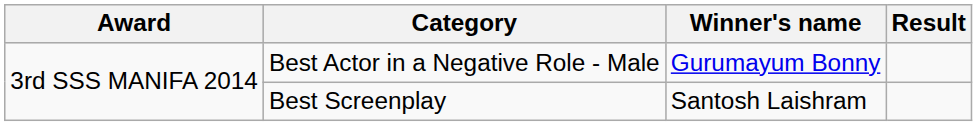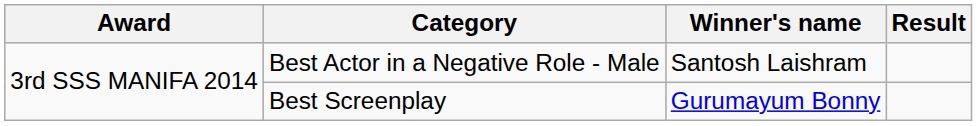(776, 62) Gurumayum Bonny -> (769, 62) Santosh Laishram
(769, 100) Santosh Laishram -> (776, 100) Gurumayum Bonny
